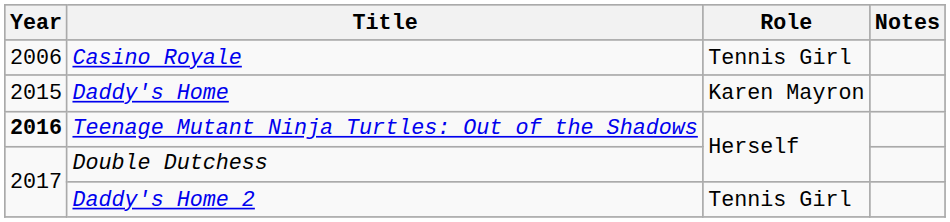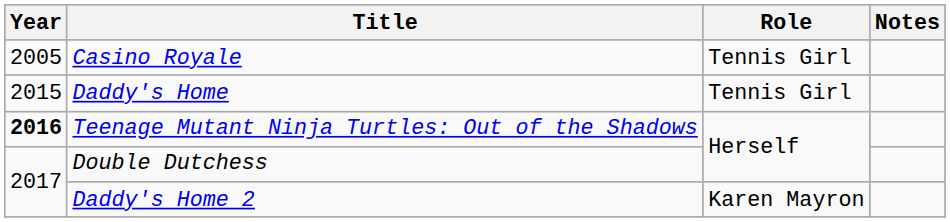(36, 58) 2006 -> (36, 58) 2005
(786, 93) Karen Mayron -> (780, 93) Tennis Girl
(780, 199) Tennis Girl -> (786, 199) Karen Mayron
